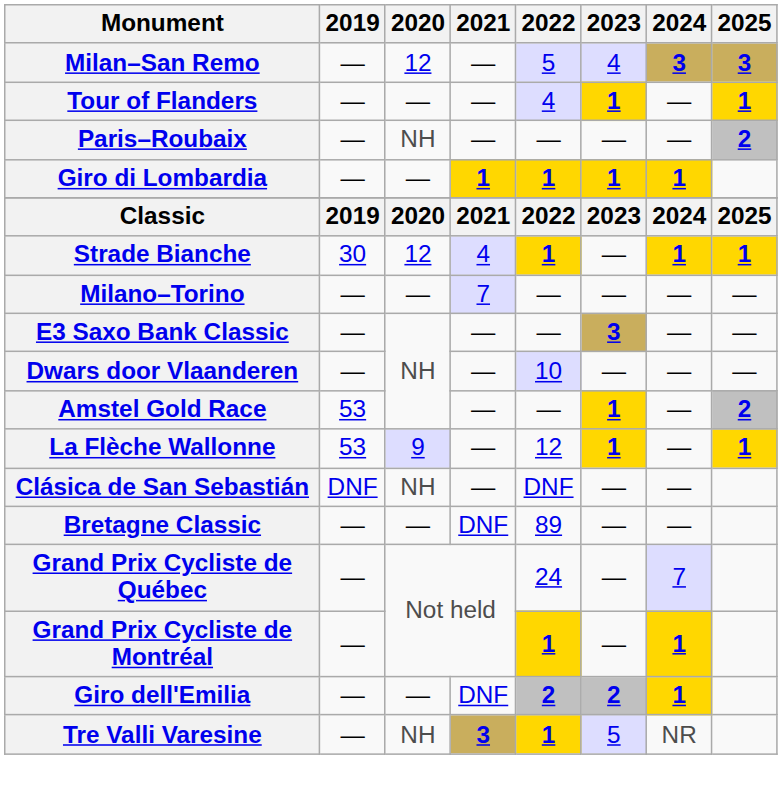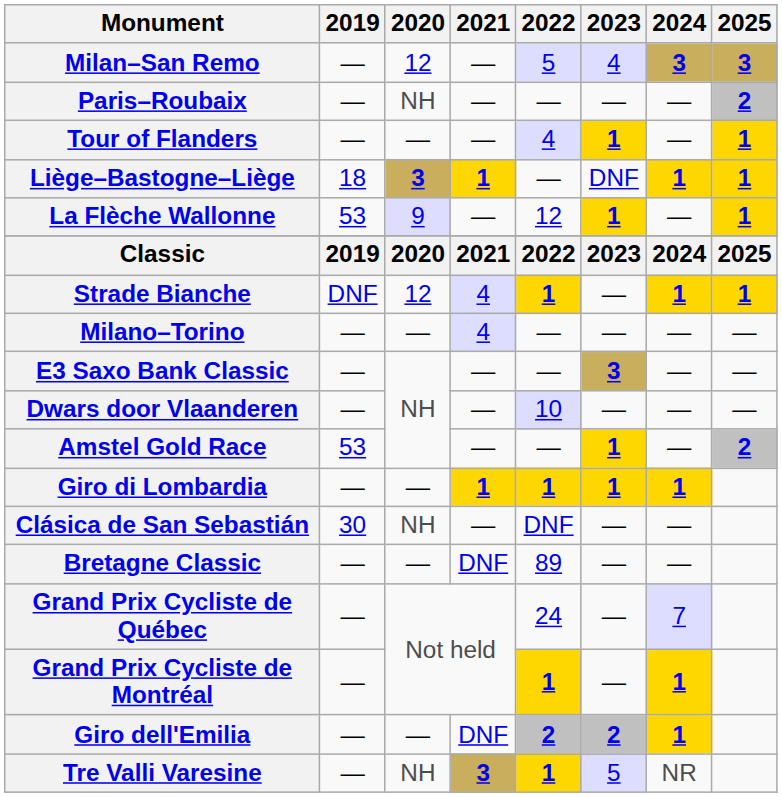rows swapped: (162, 100) <-> (162, 139)
+ row: (162, 178)
rows swapped: (162, 178) <-> (162, 448)
(353, 255) 30 -> (353, 293) DNF
(483, 293) 7 -> (483, 332) 4
(353, 486) DNF -> (353, 525) 30
